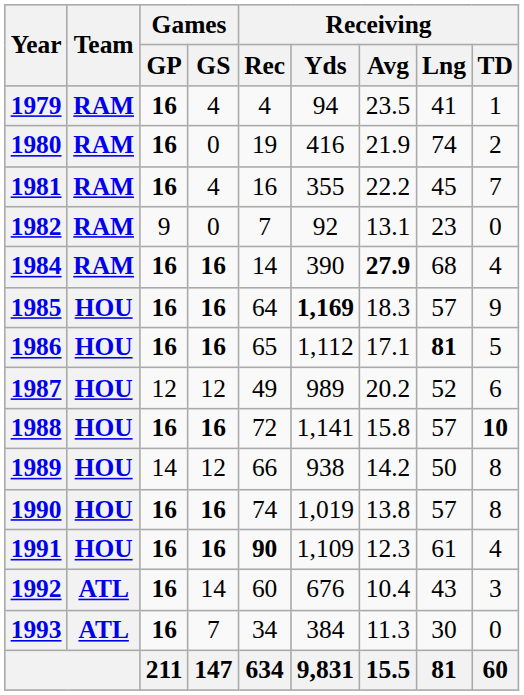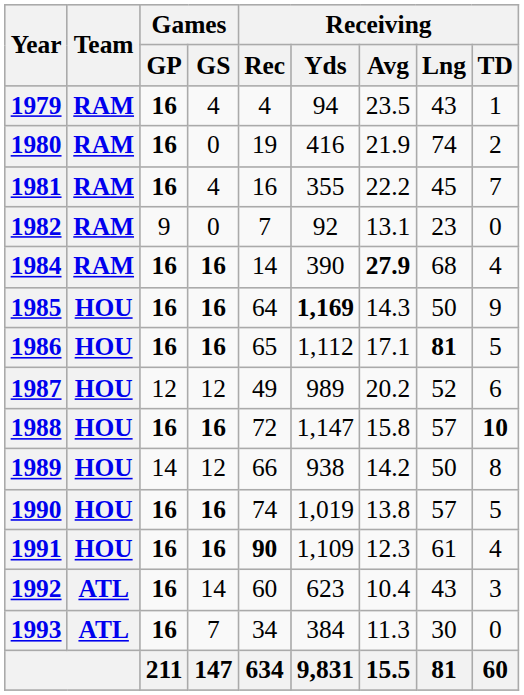(444, 105) 41 -> (444, 105) 43
(388, 307) 18.3 -> (388, 307) 14.3
(444, 307) 57 -> (444, 307) 50
(325, 428) 1,141 -> (325, 428) 1,147
(495, 508) 8 -> (495, 508) 5
(325, 589) 676 -> (325, 589) 623
